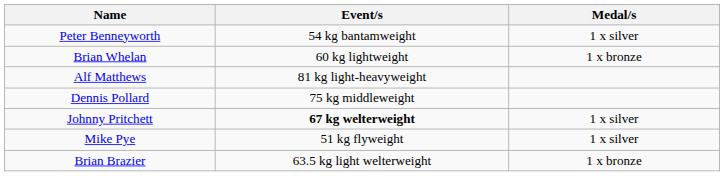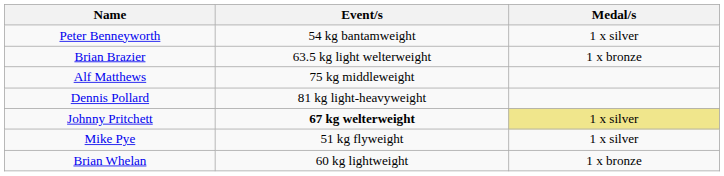rows swapped: (110, 160) <-> (110, 56)
(362, 77) 81 kg light-heavyweight -> (362, 77) 75 kg middleweight
(362, 98) 75 kg middleweight -> (362, 98) 81 kg light-heavyweight
(614, 118) no background -> (614, 118) khaki background
